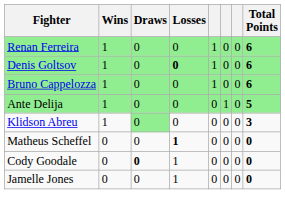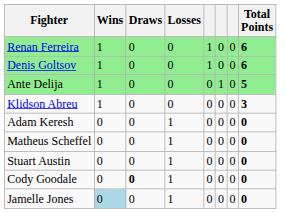(175, 65) bold -> (171, 65) normal
- row: (52, 84)
(137, 122) lightgreen background -> (132, 103) no background
+ row: (40, 122)
(175, 141) bold -> (171, 141) normal
+ row: (39, 160)
(105, 179) no background -> (100, 198) lightblue background
